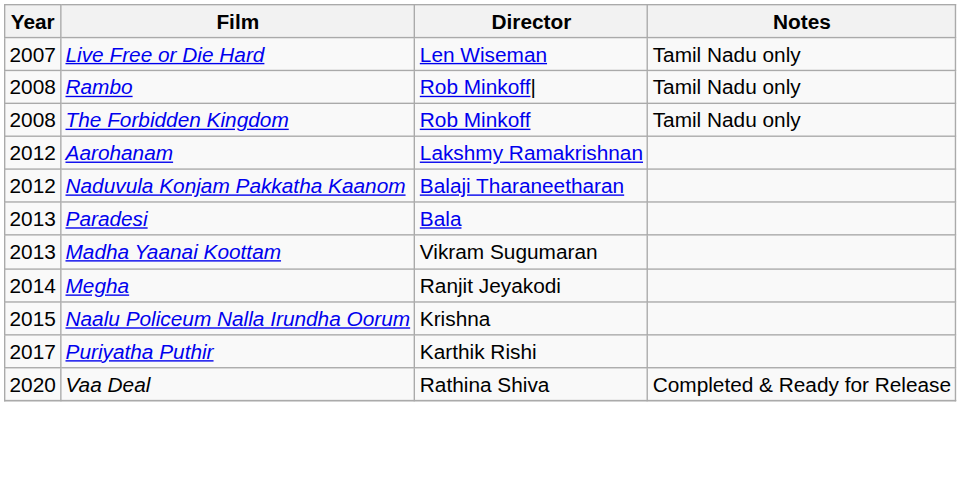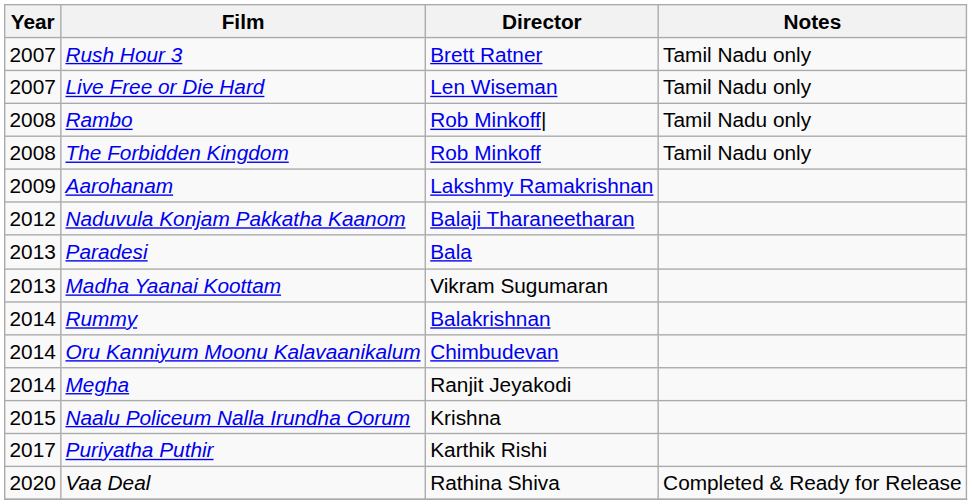+ row: (124, 54)
(33, 153) 2012 -> (33, 186) 2009
+ row: (101, 318)
+ row: (243, 351)
